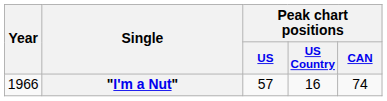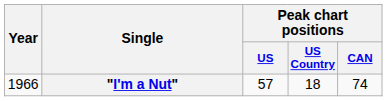(313, 84) 16 -> (313, 84) 18
